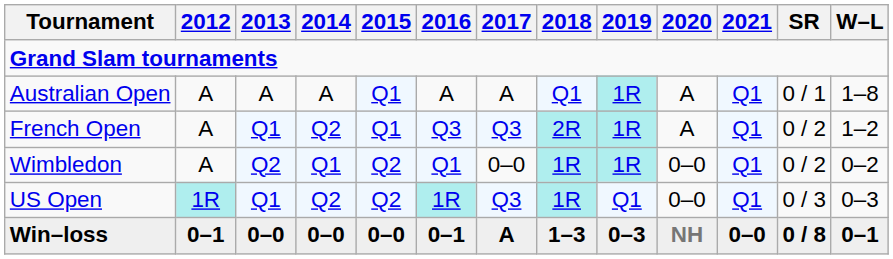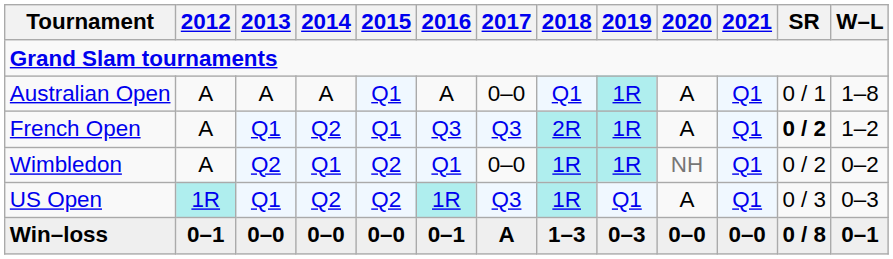(507, 93) A -> (507, 93) 0–0
(804, 128) normal -> (804, 128) bold
(687, 164) 0–0 -> (687, 164) NH
(687, 199) 0–0 -> (687, 199) A
(687, 235) NH -> (687, 235) 0–0
